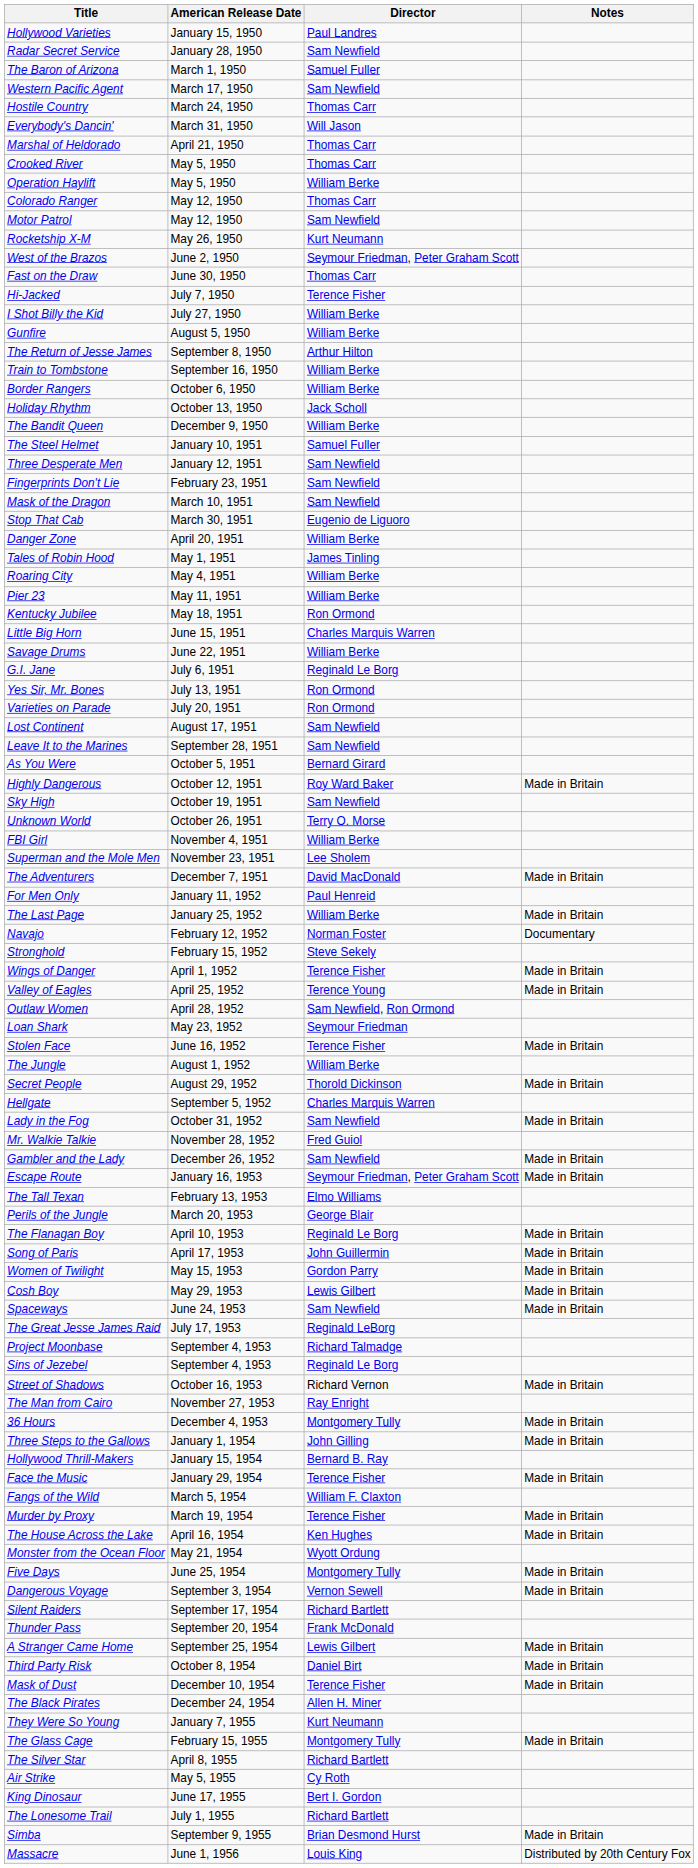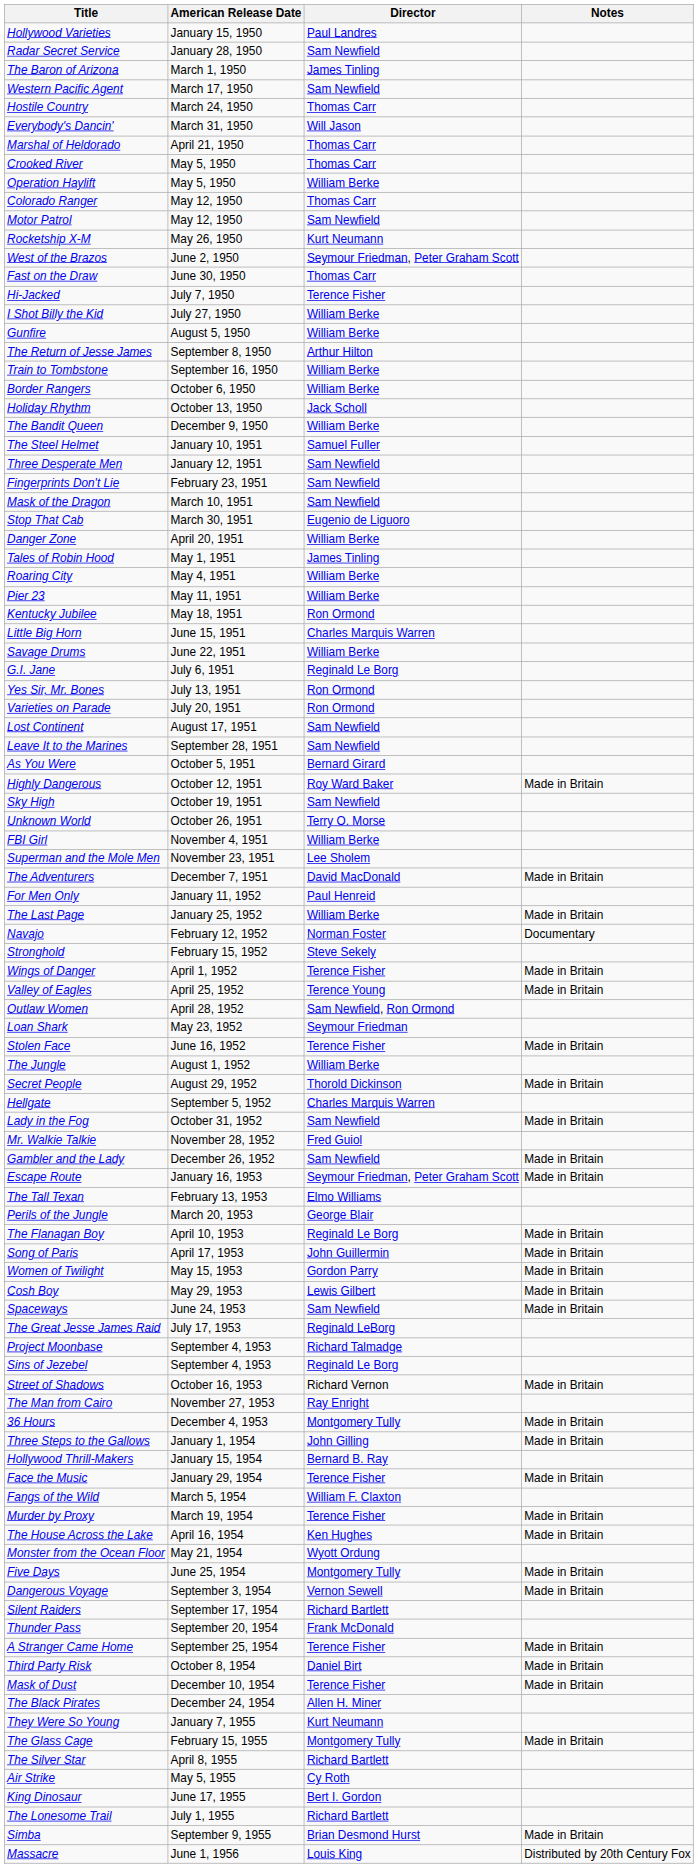(343, 70) Samuel Fuller -> (343, 70) James Tinling
(341, 1647) Lewis Gilbert -> (346, 1647) Terence Fisher
